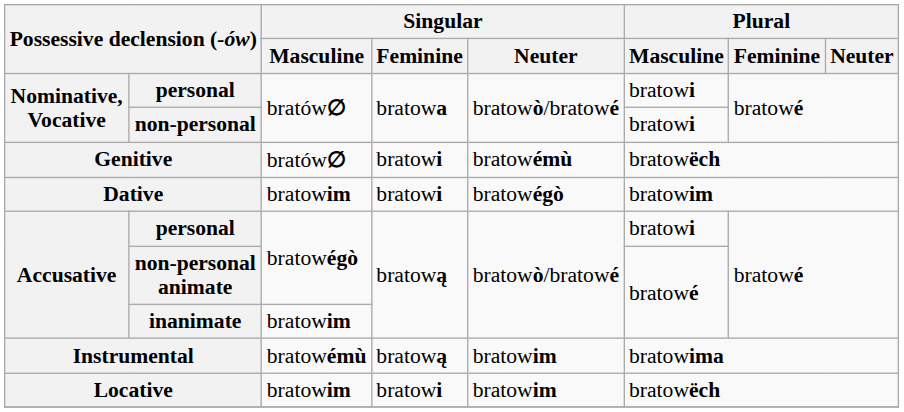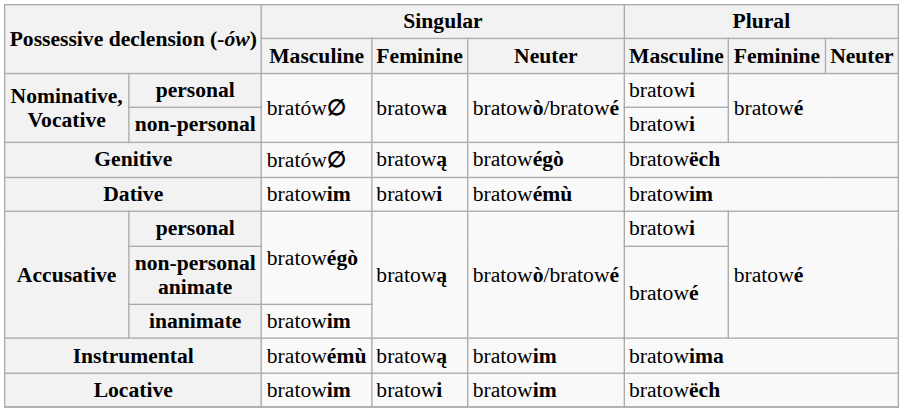(409, 159) bratowi -> (412, 159) bratową
(522, 159) bratowémù -> (518, 159) bratowégò
(518, 194) bratowégò -> (522, 194) bratowémù
